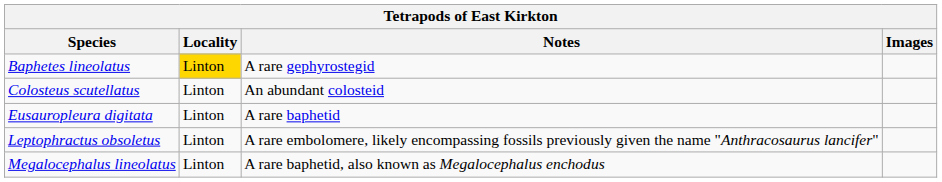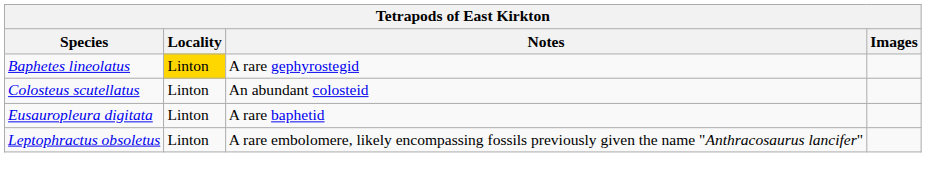- row: (92, 164)
